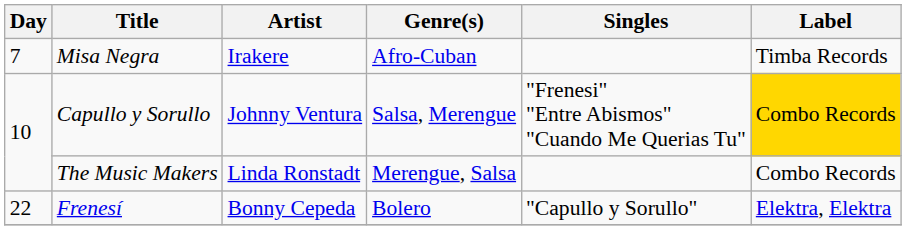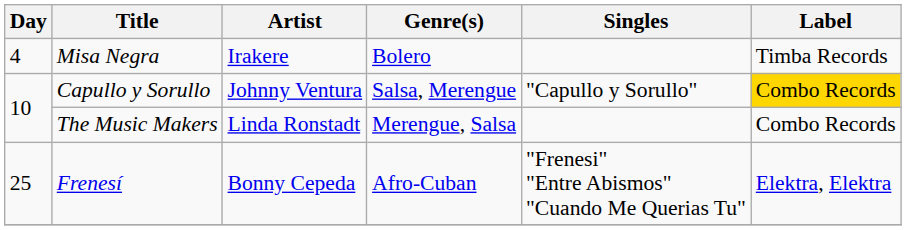(15, 55) 7 -> (15, 55) 4
(424, 55) Afro-Cuban -> (402, 55) Bolero
(636, 114) "Frenesi" "Entre Abismos" "Cuando Me Querias Tu" -> (612, 90) "Capullo y Sorullo"
(20, 207) 22 -> (20, 182) 25
(402, 207) Bolero -> (424, 182) Afro-Cuban
(612, 207) "Capullo y Sorullo" -> (636, 182) "Frenesi" "Entre Abismos" "Cuando Me Querias Tu"
